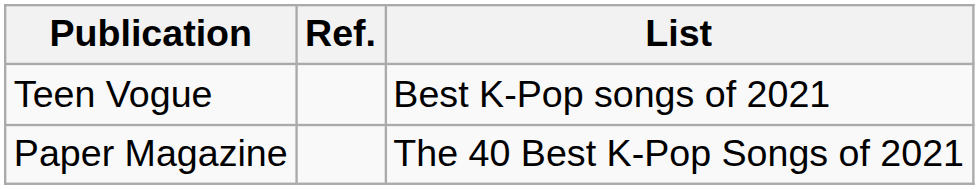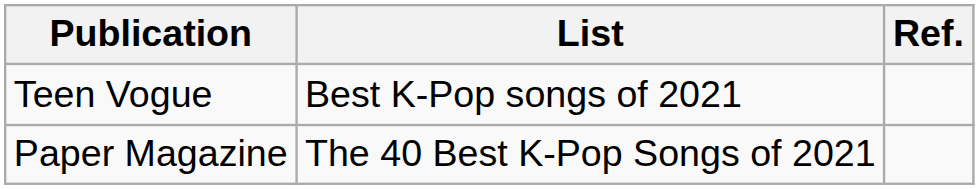columns swapped: (679, 34) <-> (341, 34)
